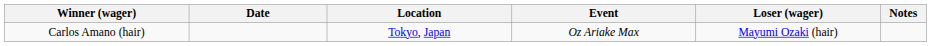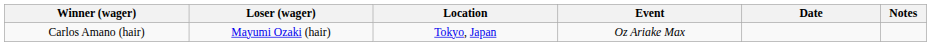columns swapped: (788, 13) <-> (258, 13)
